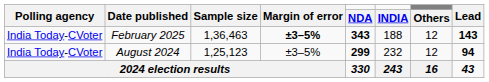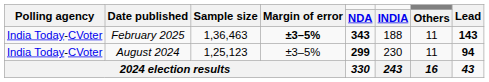(432, 35) 12 -> (432, 35) 11
(393, 52) 232 -> (393, 52) 230
(432, 52) 12 -> (432, 52) 11
